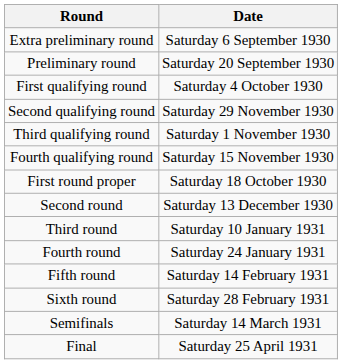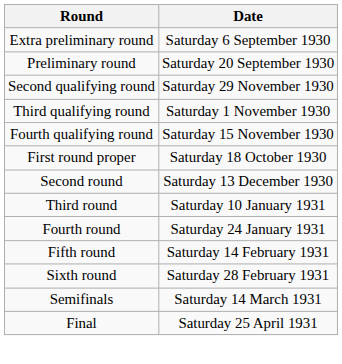- row: (81, 87)
